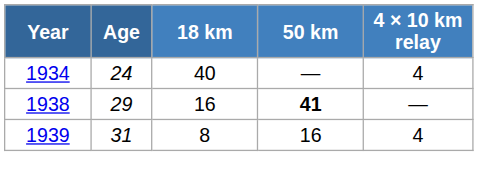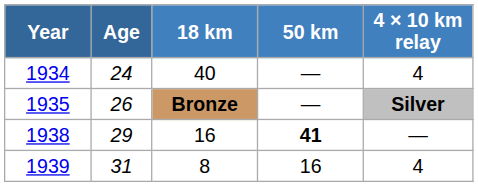+ row: (48, 104)
